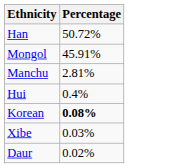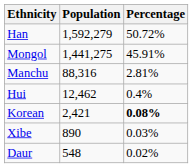+ column: (91, 14)
